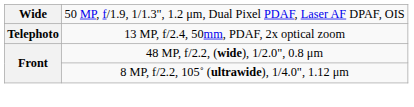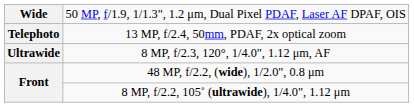+ row: (236, 53)
